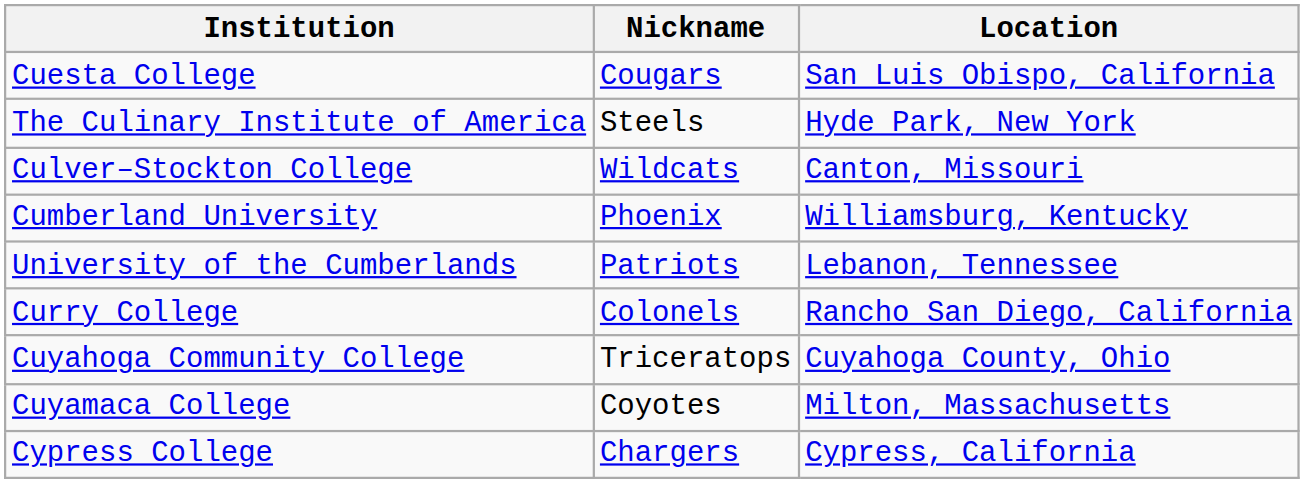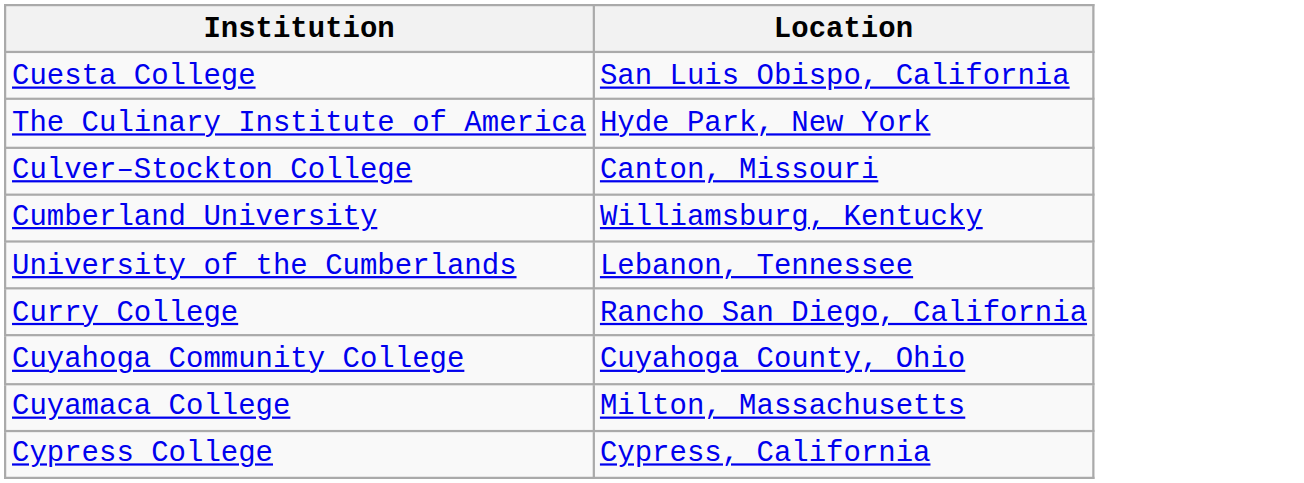- column: (696, 29)
